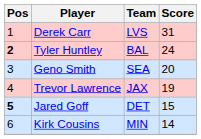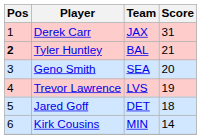(137, 32) LVS -> (137, 32) JAX
(168, 50) 24 -> (168, 50) 21
(137, 87) JAX -> (137, 87) LVS
(10, 106) bold -> (10, 106) normal
(168, 106) 15 -> (168, 106) 18
